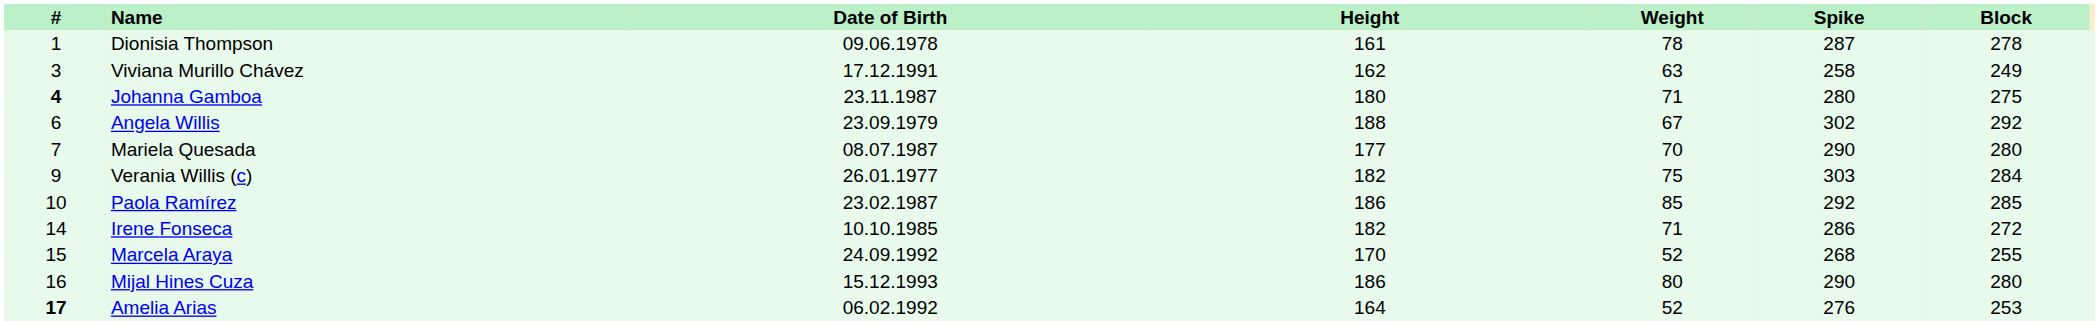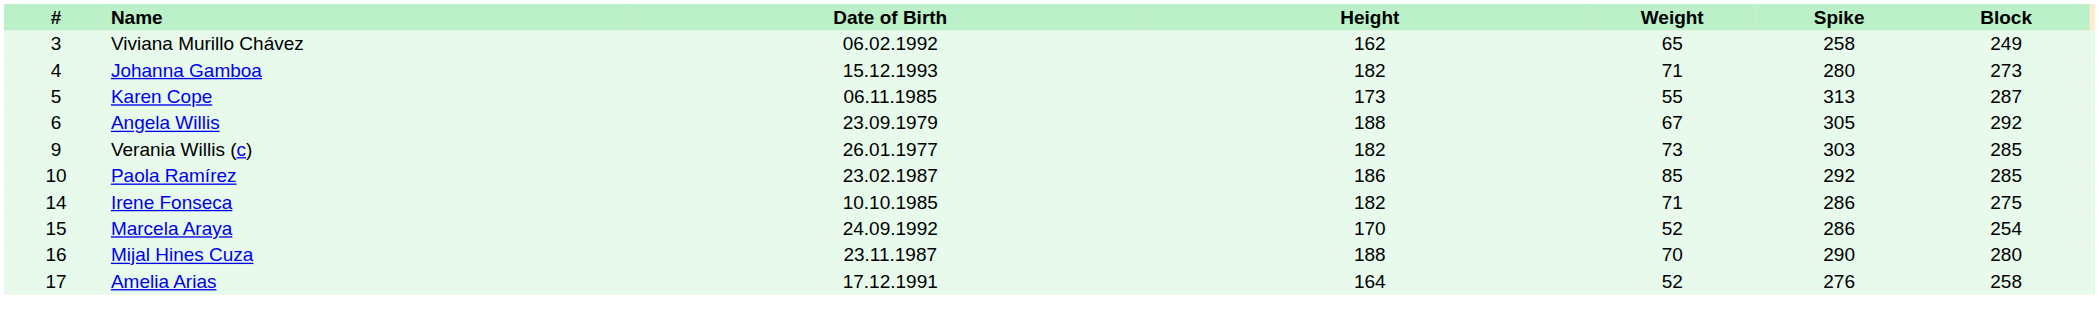- row: (192, 44)
(890, 70) 17.12.1991 -> (890, 44) 06.02.1992
(1672, 70) 63 -> (1672, 44) 65
(56, 96) bold -> (56, 70) normal
(890, 96) 23.11.1987 -> (890, 70) 15.12.1993
(1370, 96) 180 -> (1370, 70) 182
(2006, 96) 275 -> (2006, 70) 273
+ row: (162, 96)
(1839, 123) 302 -> (1839, 123) 305
- row: (183, 149)
(1672, 176) 75 -> (1672, 149) 73
(2006, 176) 284 -> (2006, 149) 285
(2006, 228) 272 -> (2006, 202) 275
(1839, 255) 268 -> (1839, 228) 286
(2006, 255) 255 -> (2006, 228) 254
(890, 281) 15.12.1993 -> (890, 255) 23.11.1987
(1370, 281) 186 -> (1370, 255) 188
(1672, 281) 80 -> (1672, 255) 70
(56, 308) bold -> (56, 281) normal
(890, 308) 06.02.1992 -> (890, 281) 17.12.1991
(2006, 308) 253 -> (2006, 281) 258
